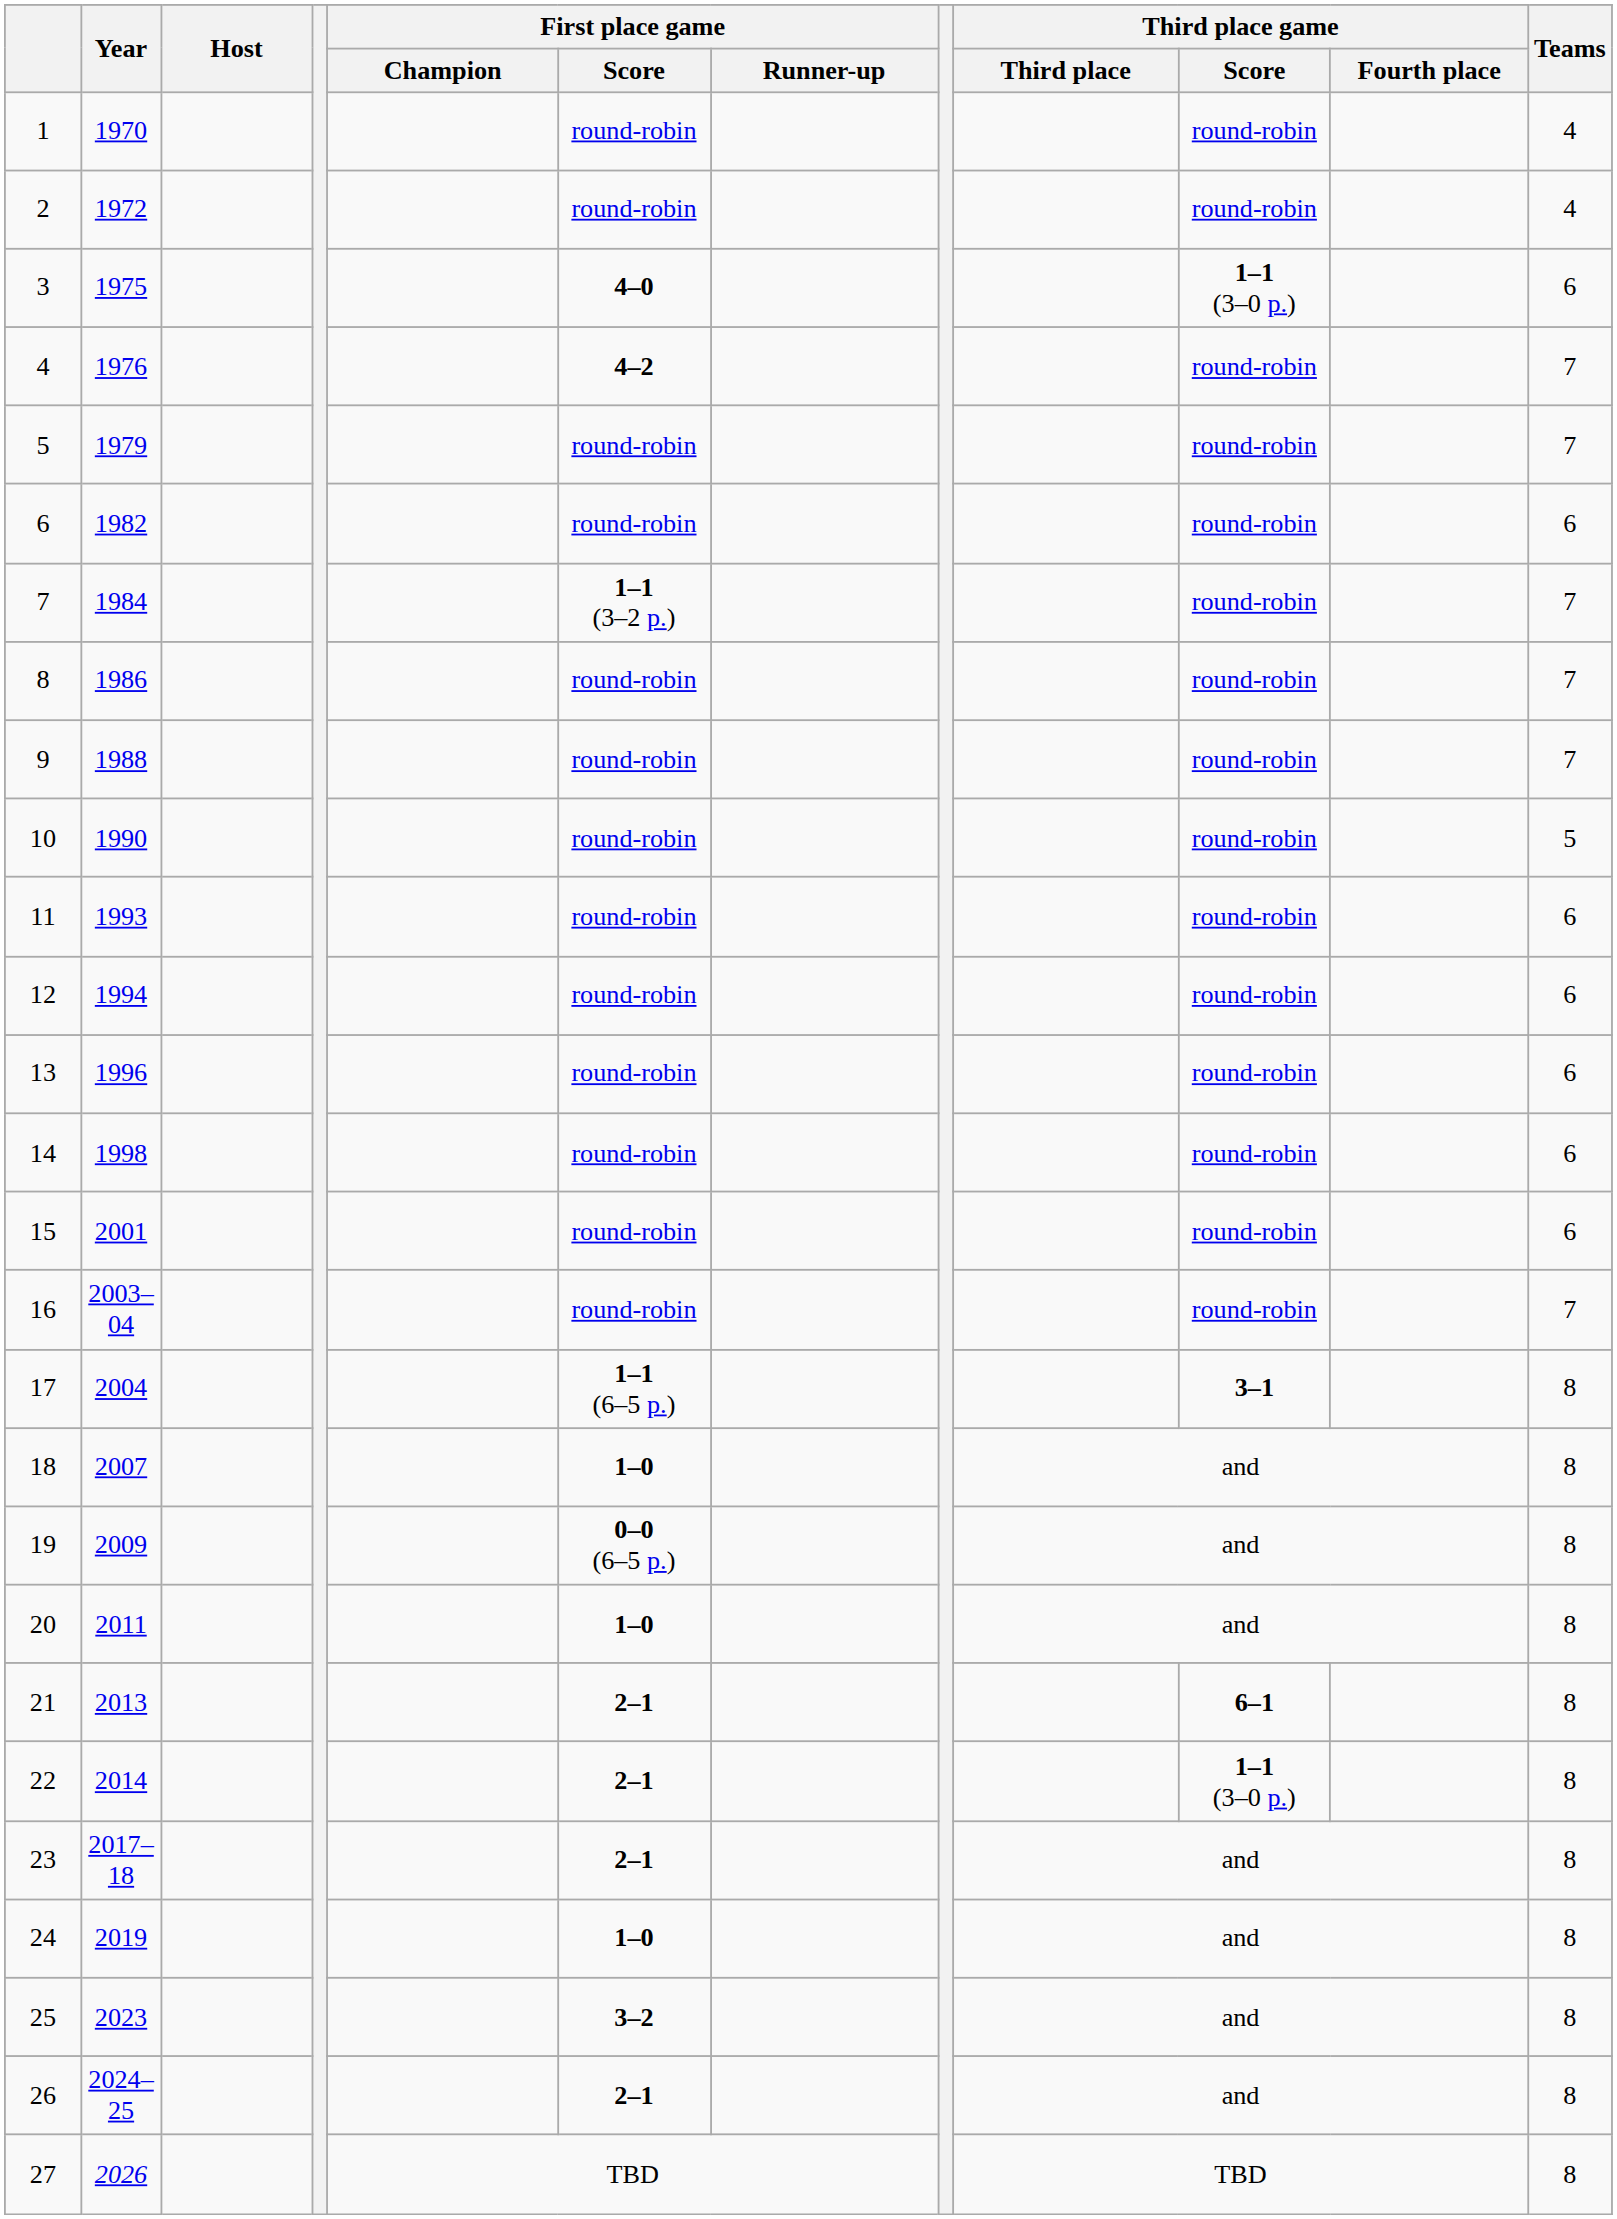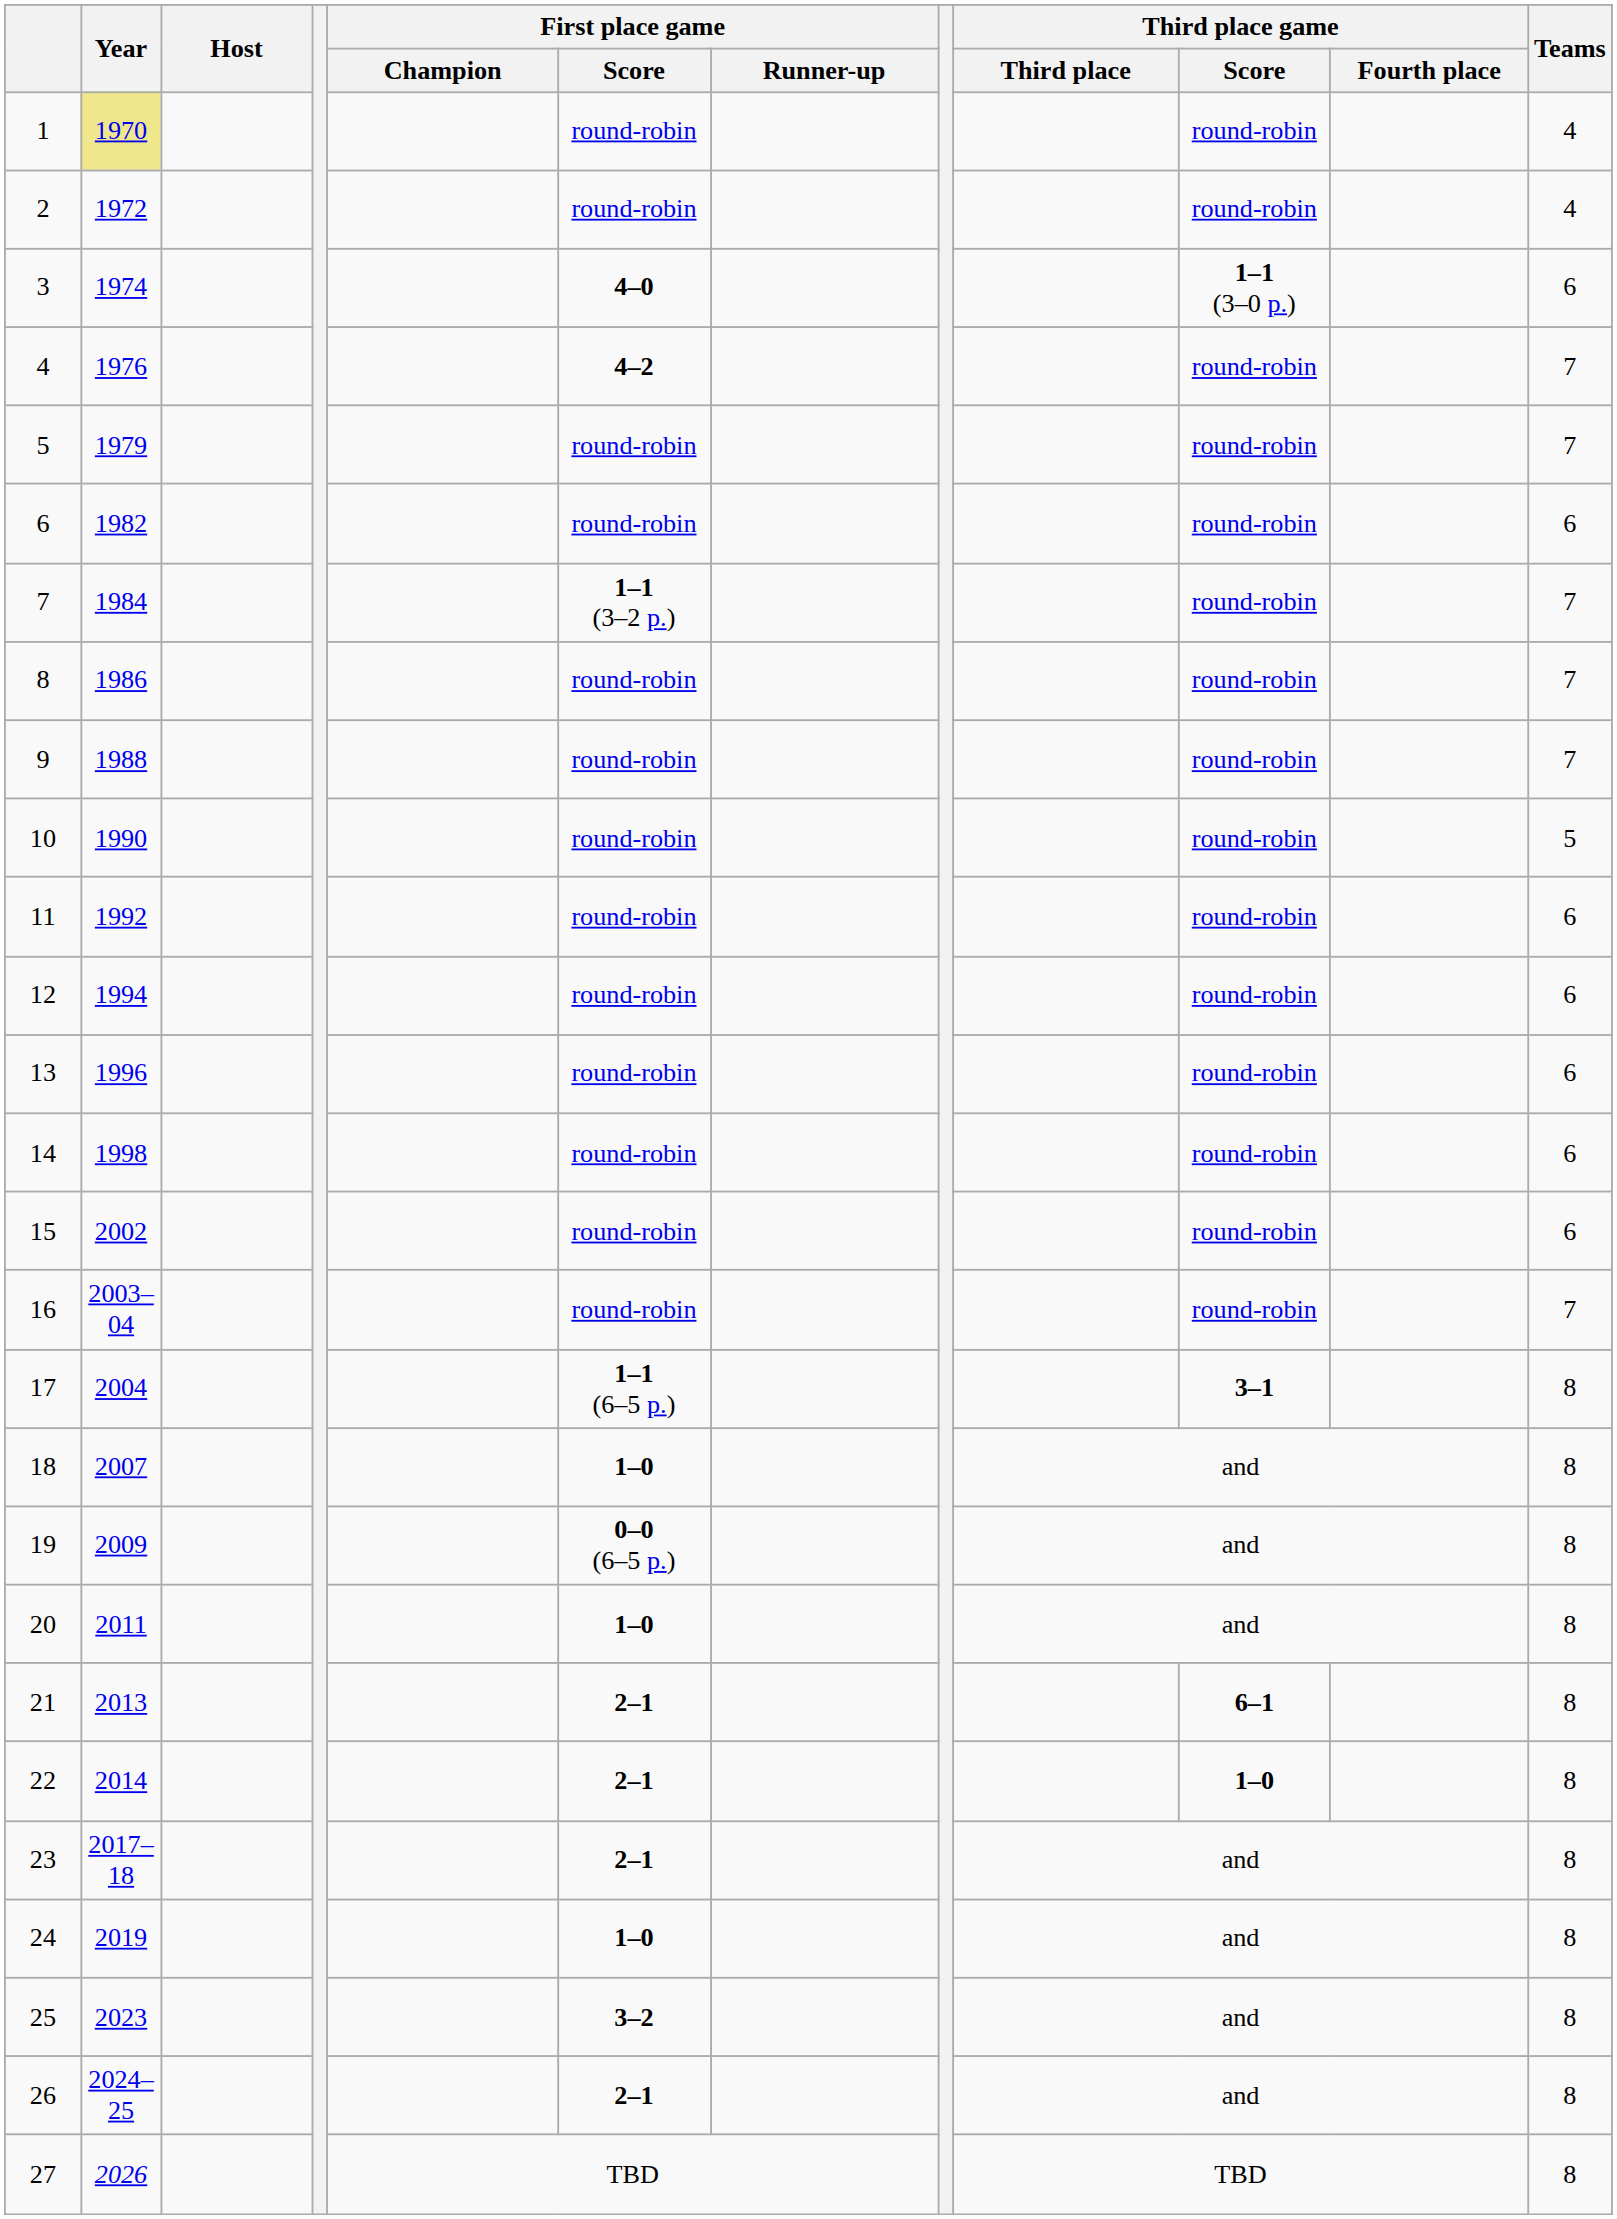(121, 130) no background -> (121, 130) khaki background
(121, 287) 1975 -> (121, 287) 1974
(121, 916) 1993 -> (121, 916) 1992
(121, 1231) 2001 -> (121, 1231) 2002
(1254, 1781) 1–1 (3–0 p.) -> (1254, 1781) 1–0
